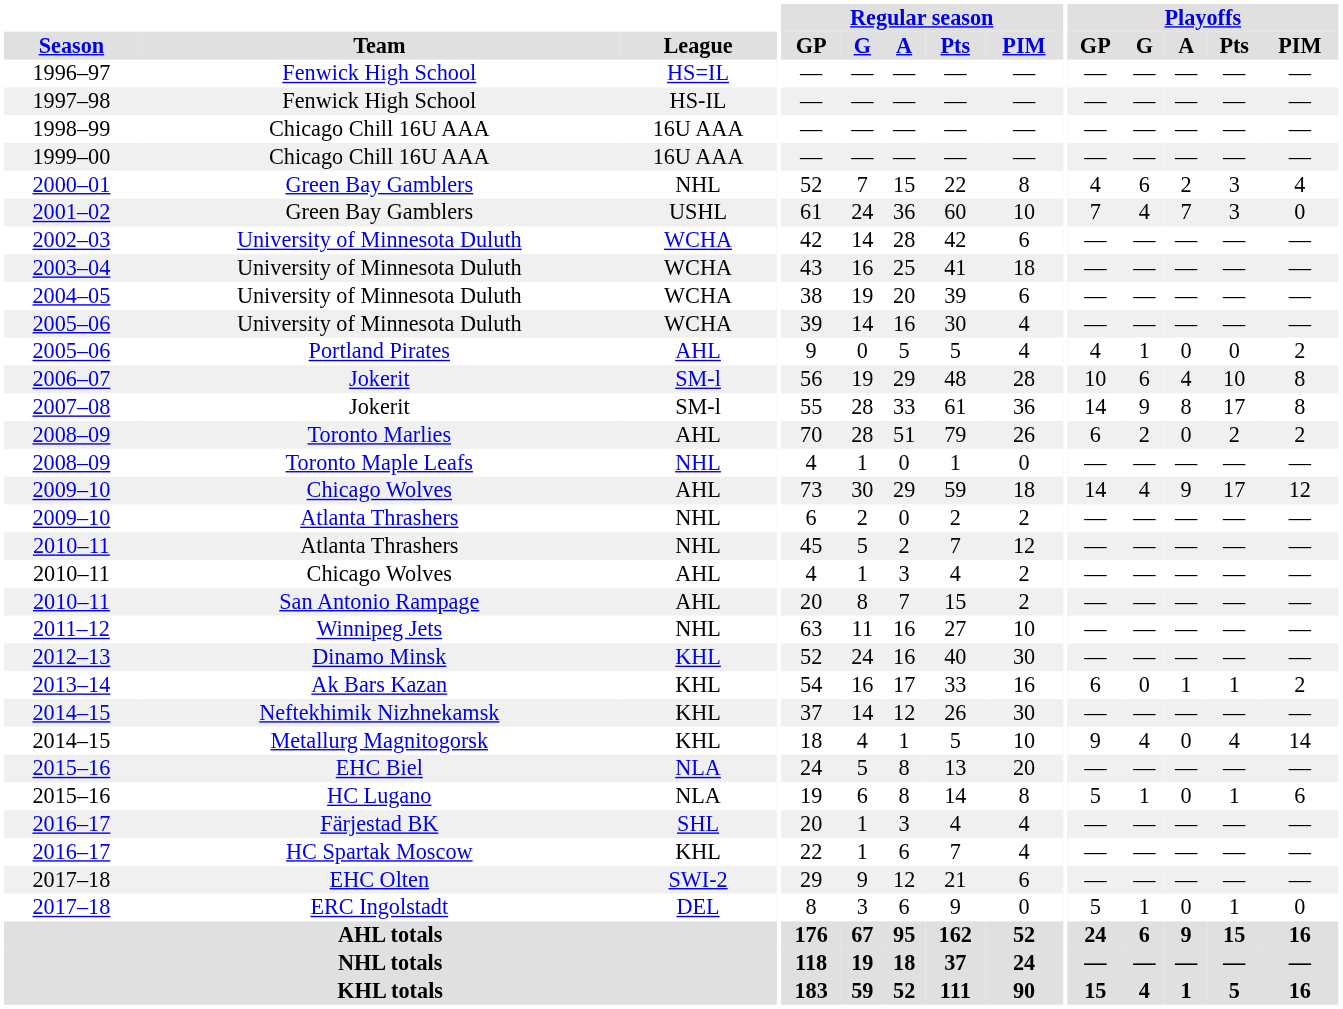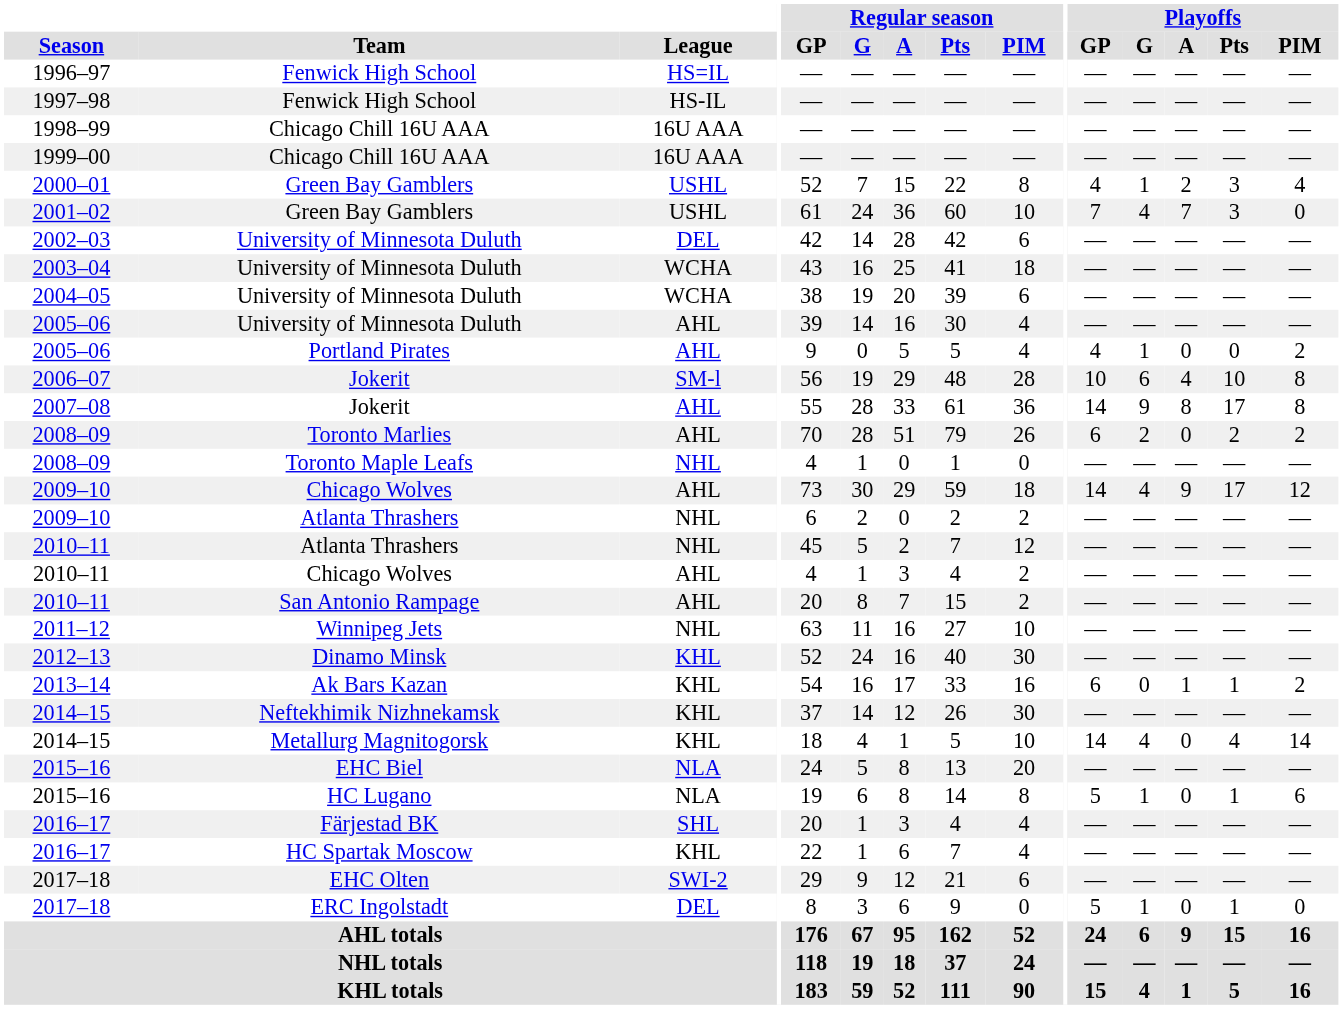(698, 184) NHL -> (698, 184) USHL
(1144, 184) 6 -> (1144, 184) 1
(698, 240) WCHA -> (698, 240) DEL
(698, 323) WCHA -> (698, 323) AHL
(698, 406) SM-l -> (698, 406) AHL
(1095, 740) 9 -> (1095, 740) 14
